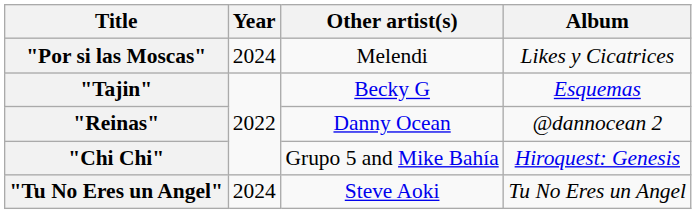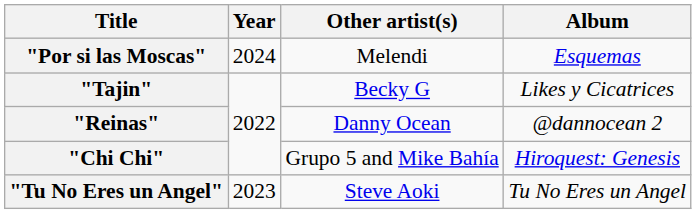(597, 55) Likes y Cicatrices -> (597, 55) Esquemas
(597, 89) Esquemas -> (597, 89) Likes y Cicatrices
(254, 191) 2024 -> (254, 191) 2023
